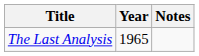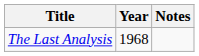(134, 39) 1965 -> (134, 39) 1968
